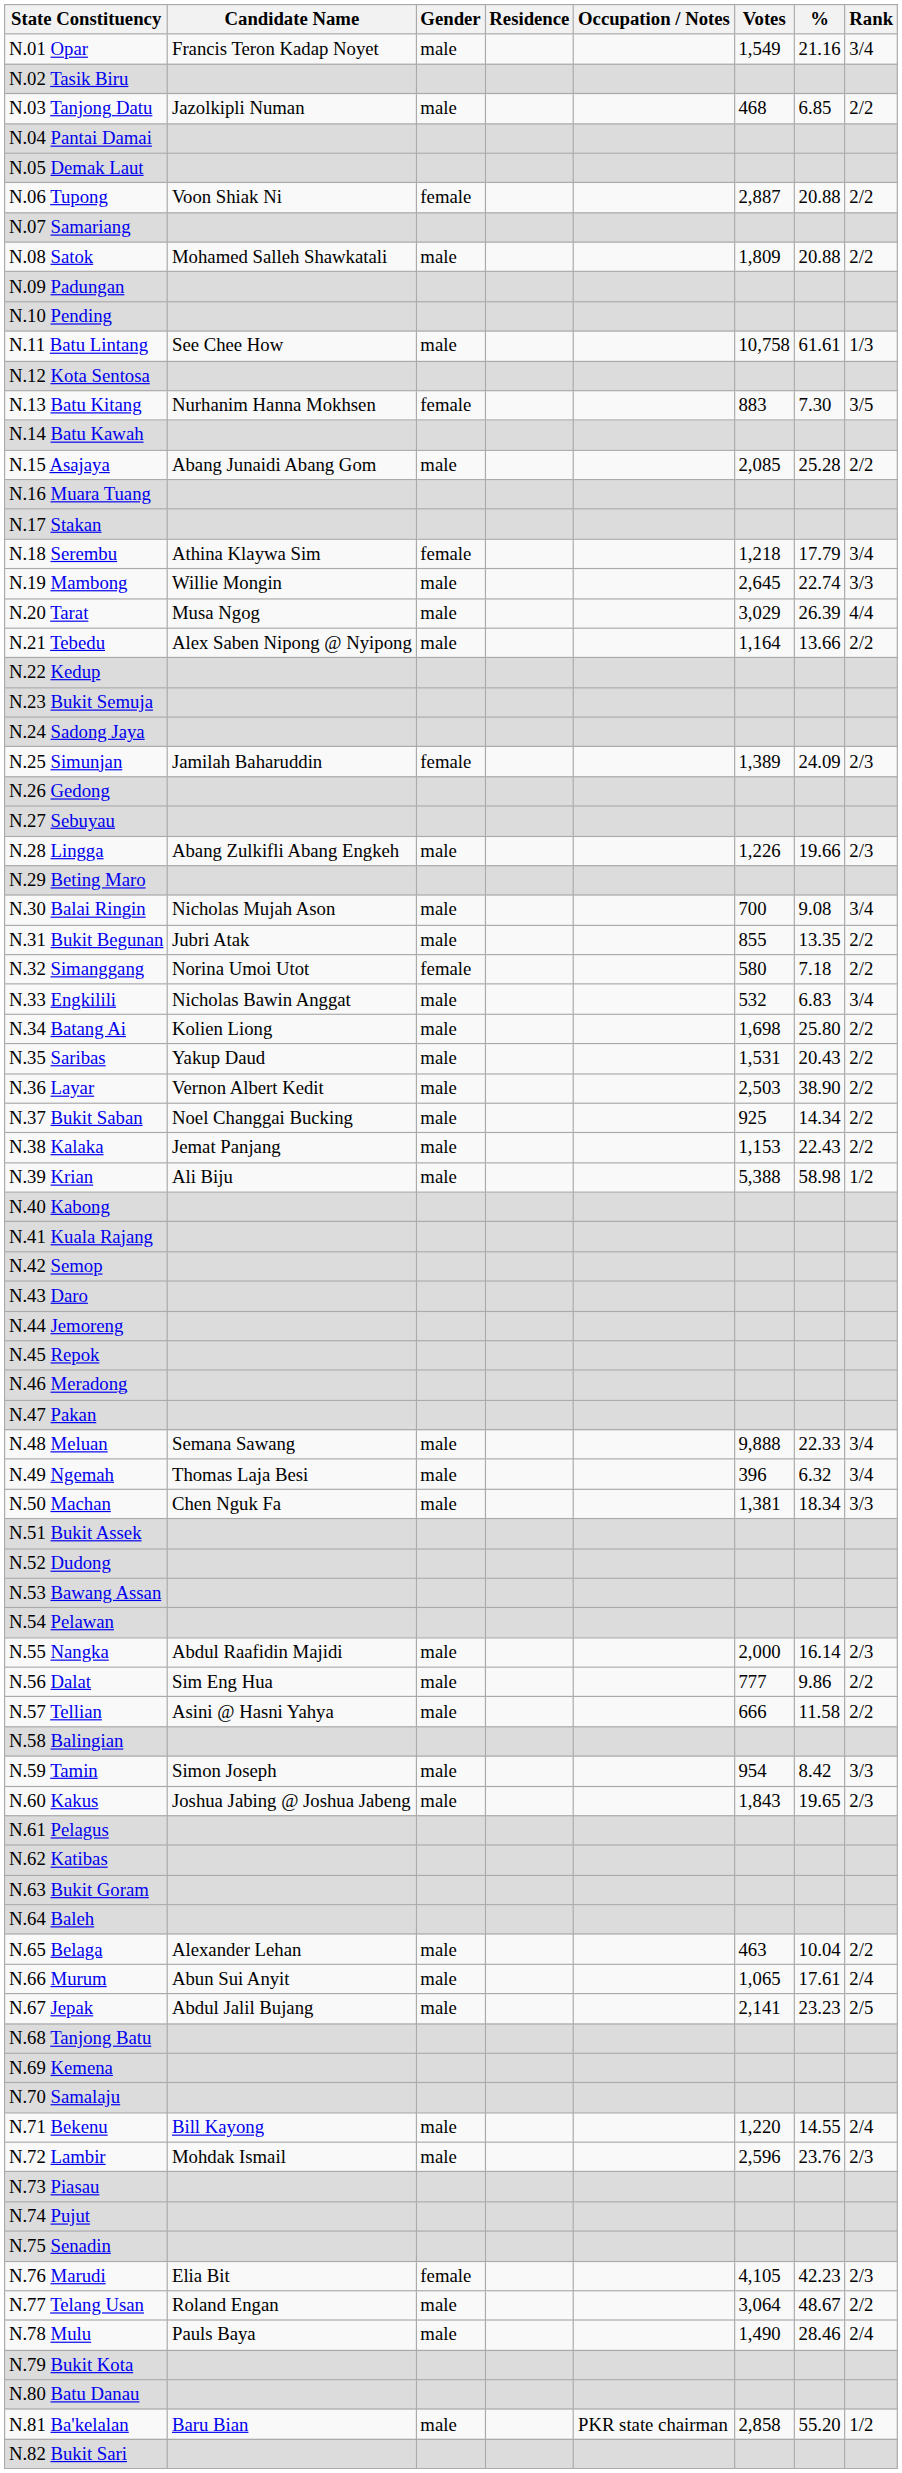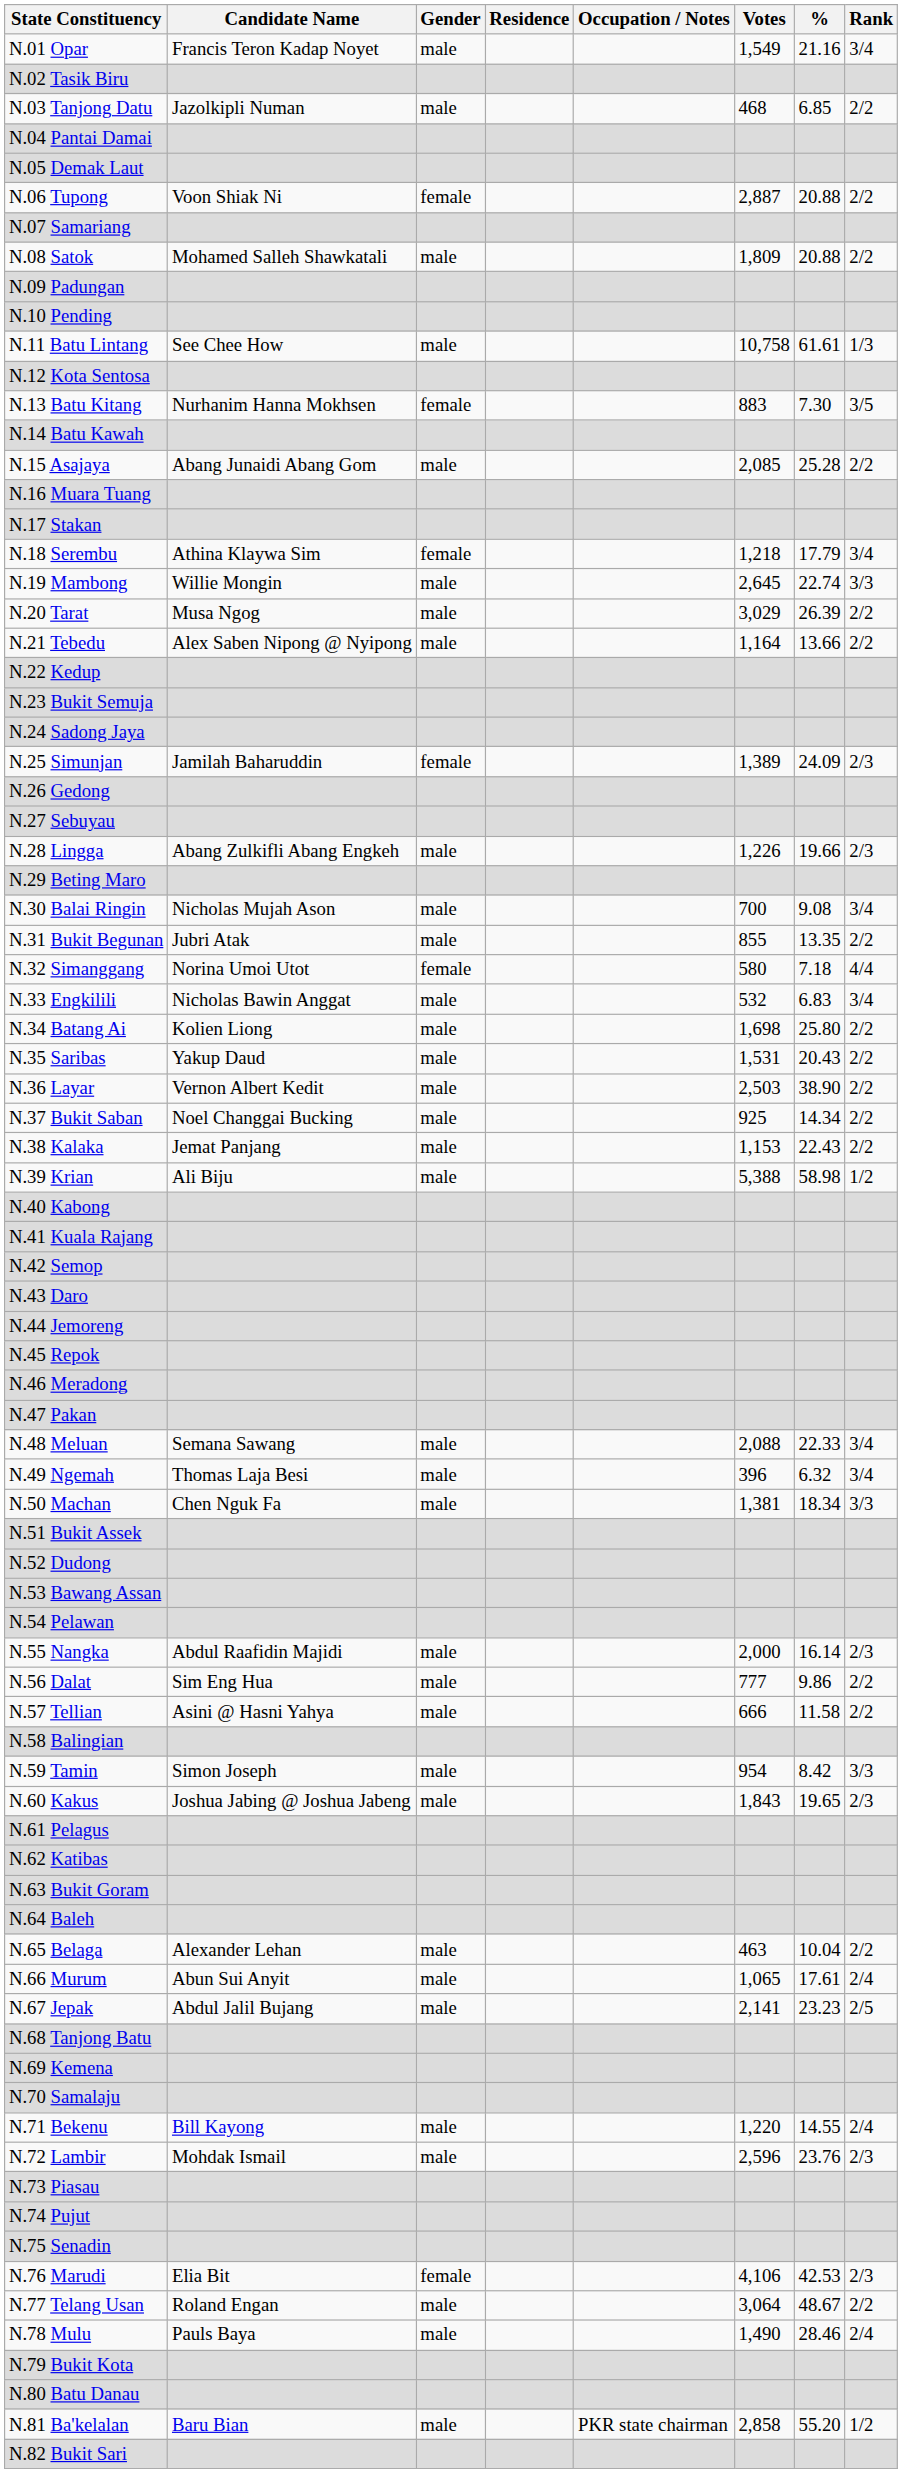(861, 613) 4/4 -> (861, 613) 2/2
(861, 969) 2/2 -> (861, 969) 4/4
(760, 1444) 9,888 -> (760, 1444) 2,088
(760, 2275) 4,105 -> (760, 2275) 4,106
(820, 2275) 42.23 -> (820, 2275) 42.53
